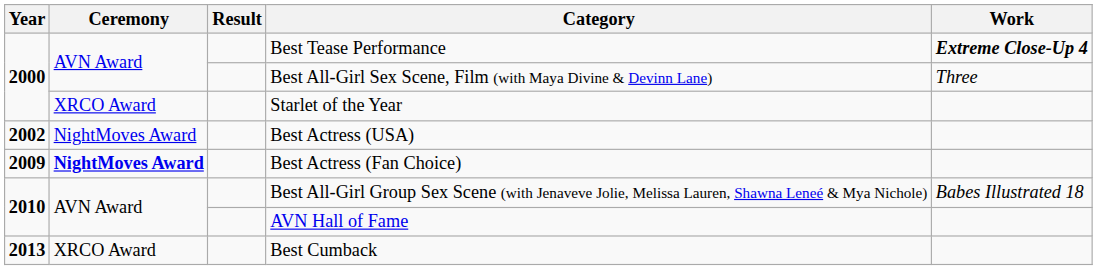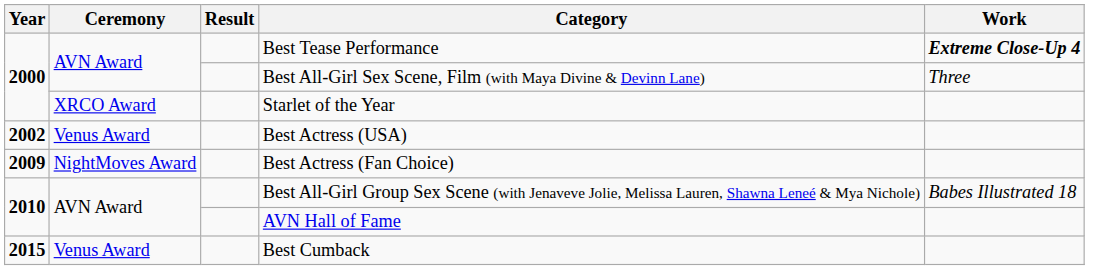(125, 134) NightMoves Award -> (102, 134) Venus Award
(129, 163) bold -> (125, 163) normal
(27, 250) 2013 -> (27, 250) 2015
(105, 250) XRCO Award -> (102, 250) Venus Award
